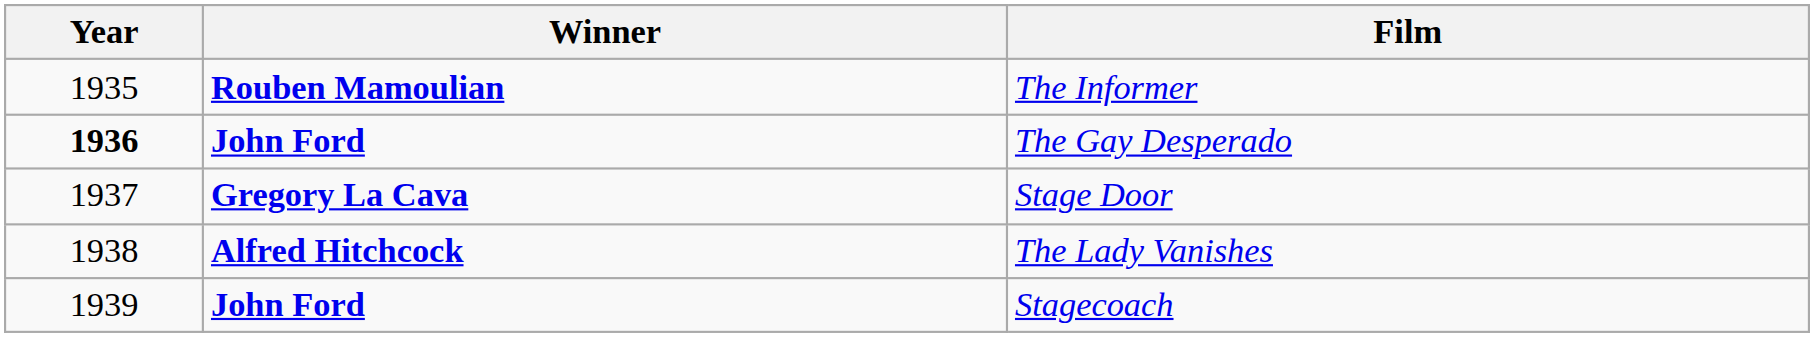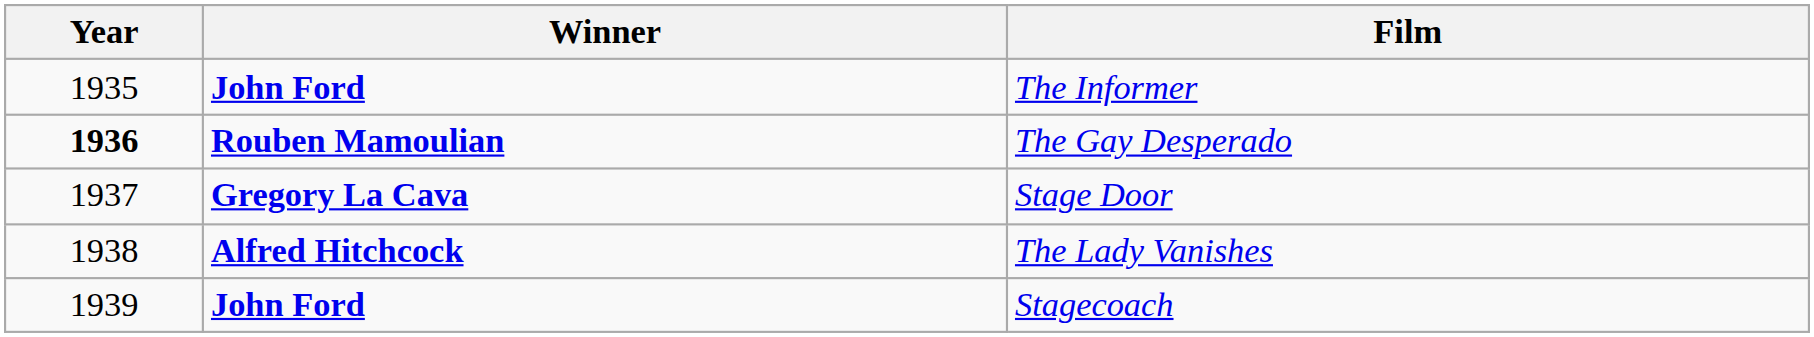(358, 86) Rouben Mamoulian -> (288, 86) John Ford
(288, 140) John Ford -> (358, 140) Rouben Mamoulian
